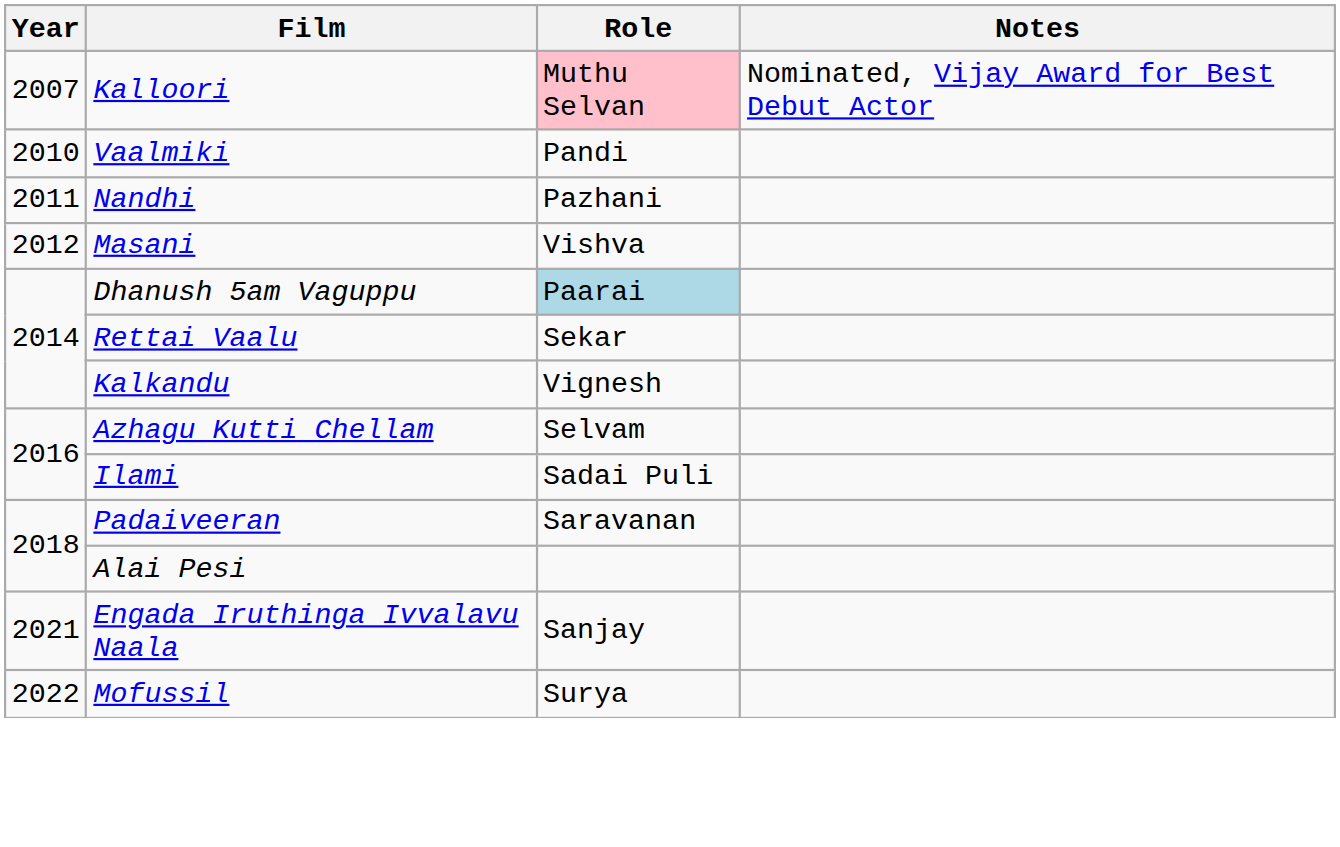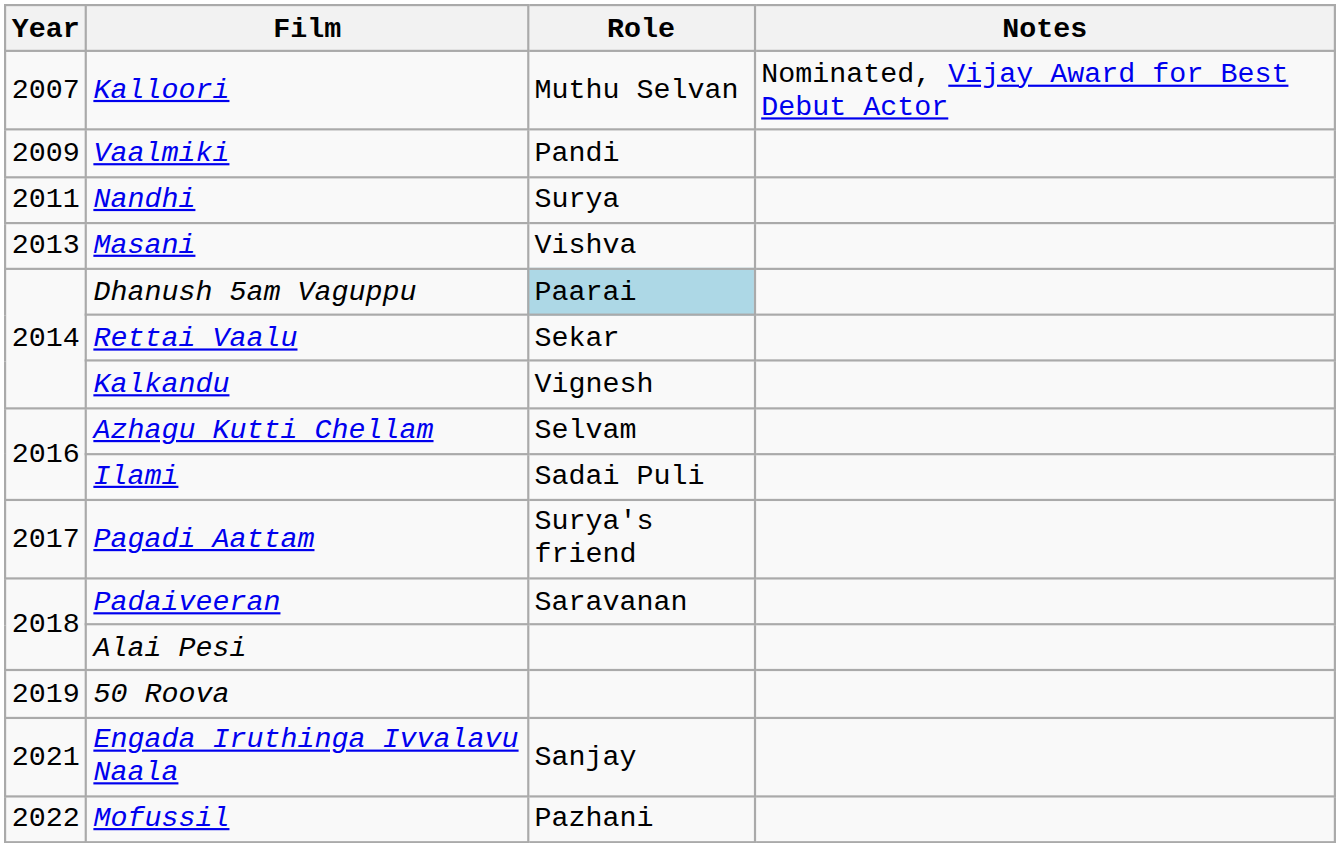(594, 91) pink background -> (637, 91) no background
(46, 153) 2010 -> (46, 153) 2009
(603, 199) Pazhani -> (577, 199) Surya
(46, 246) 2012 -> (46, 246) 2013
+ row: (204, 539)
+ row: (161, 694)
(586, 694) Surya -> (594, 819) Pazhani
